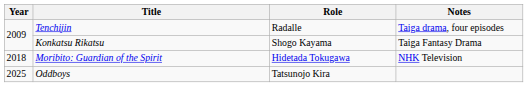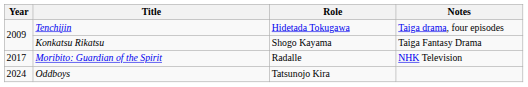(287, 27) Radalle -> (311, 27) Hidetada Tokugawa
(16, 58) 2018 -> (16, 58) 2017
(311, 58) Hidetada Tokugawa -> (287, 58) Radalle
(16, 74) 2025 -> (16, 74) 2024
